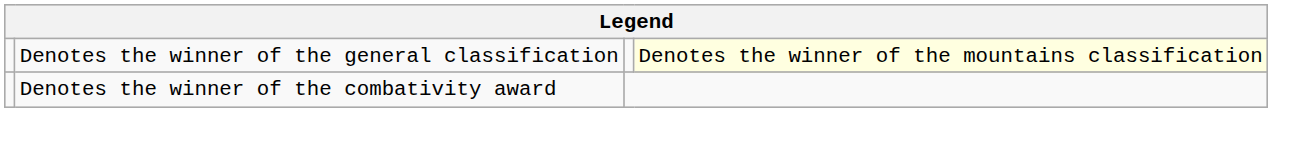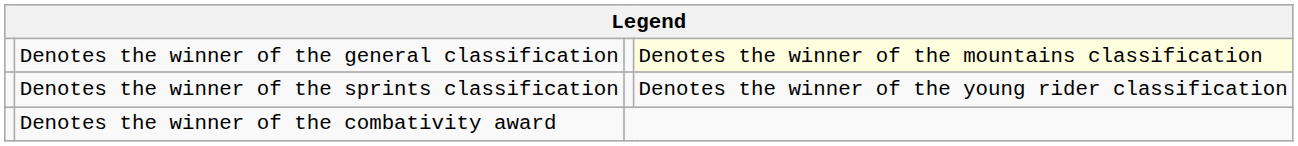+ row: (319, 90)
